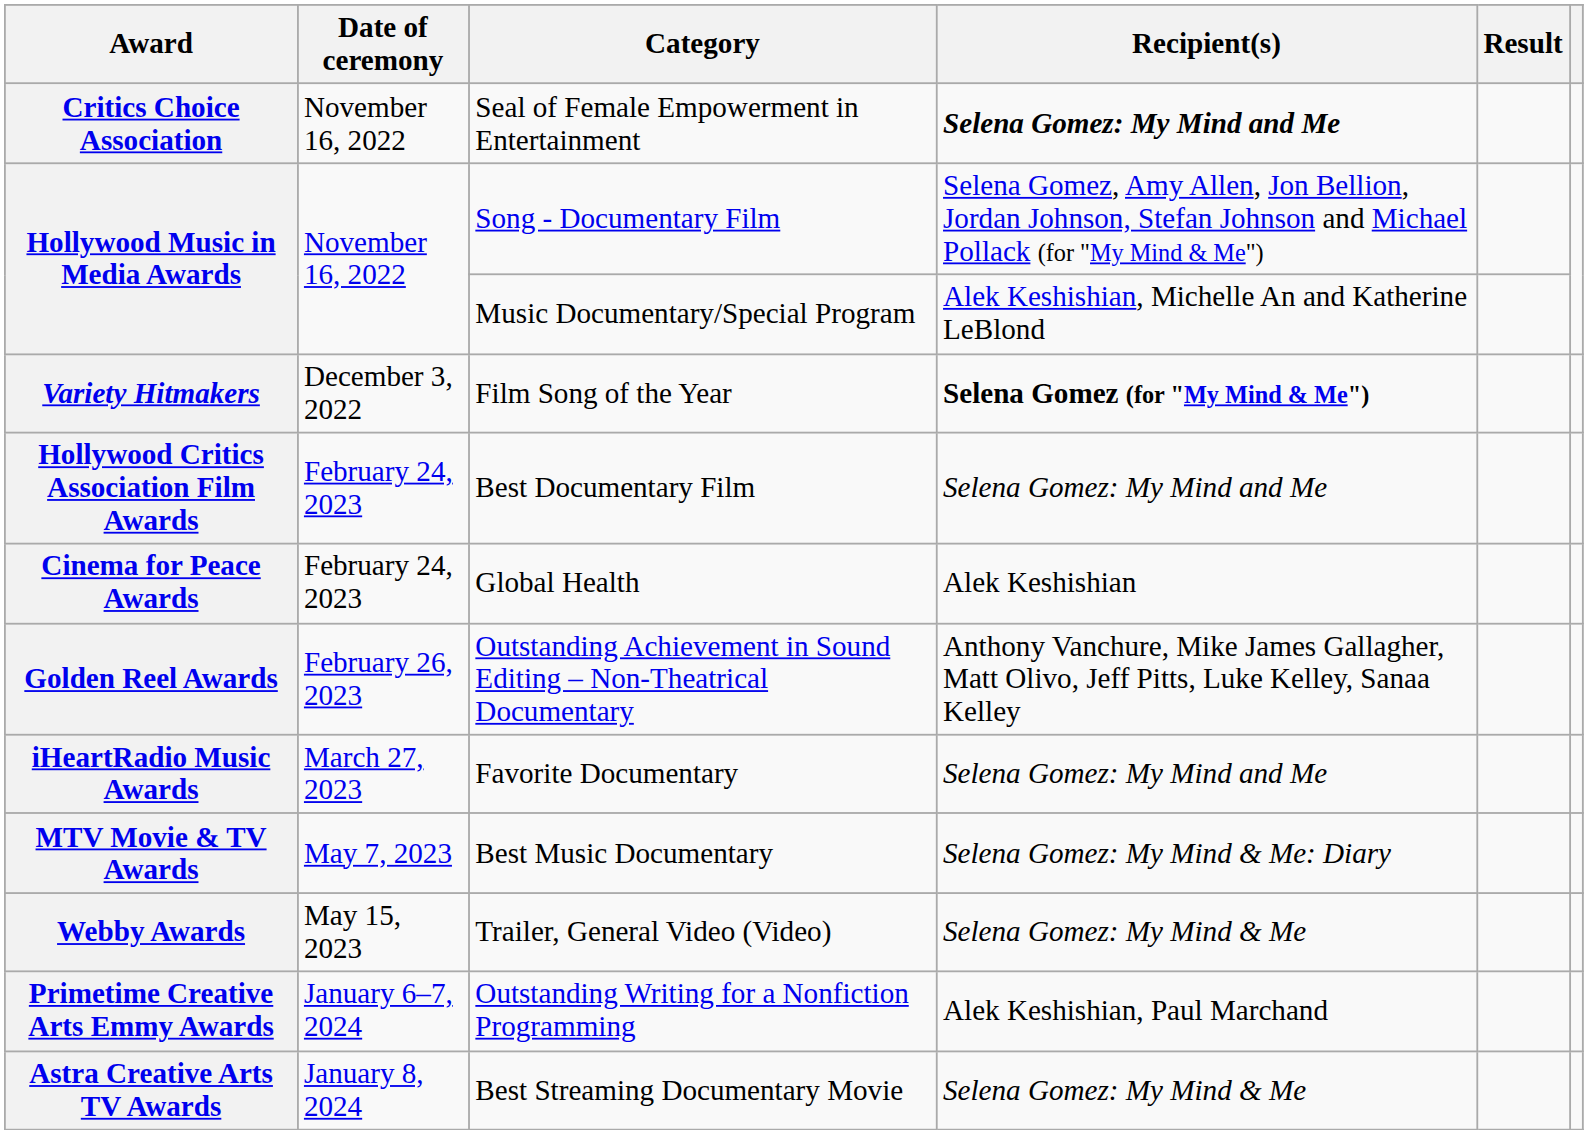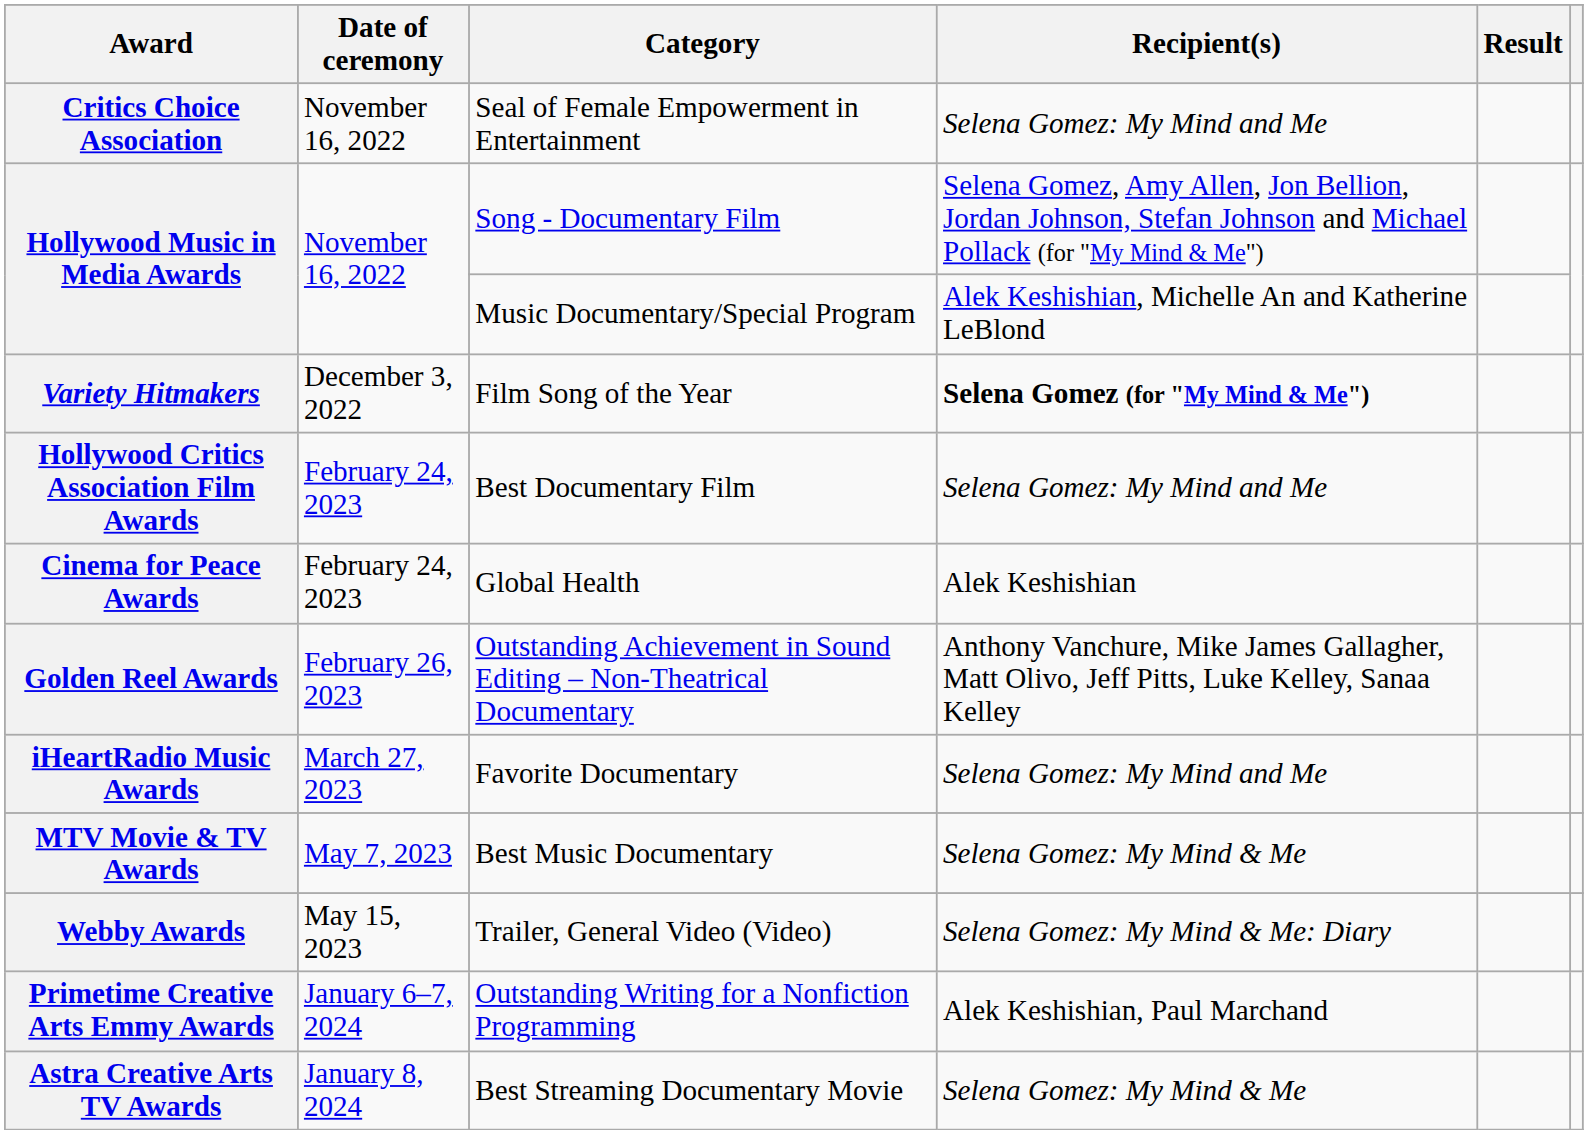(1142, 122) bold -> (1135, 122) normal
(1167, 852) Selena Gomez: My Mind & Me: Diary -> (1125, 852) Selena Gomez: My Mind & Me
(1125, 931) Selena Gomez: My Mind & Me -> (1167, 931) Selena Gomez: My Mind & Me: Diary
